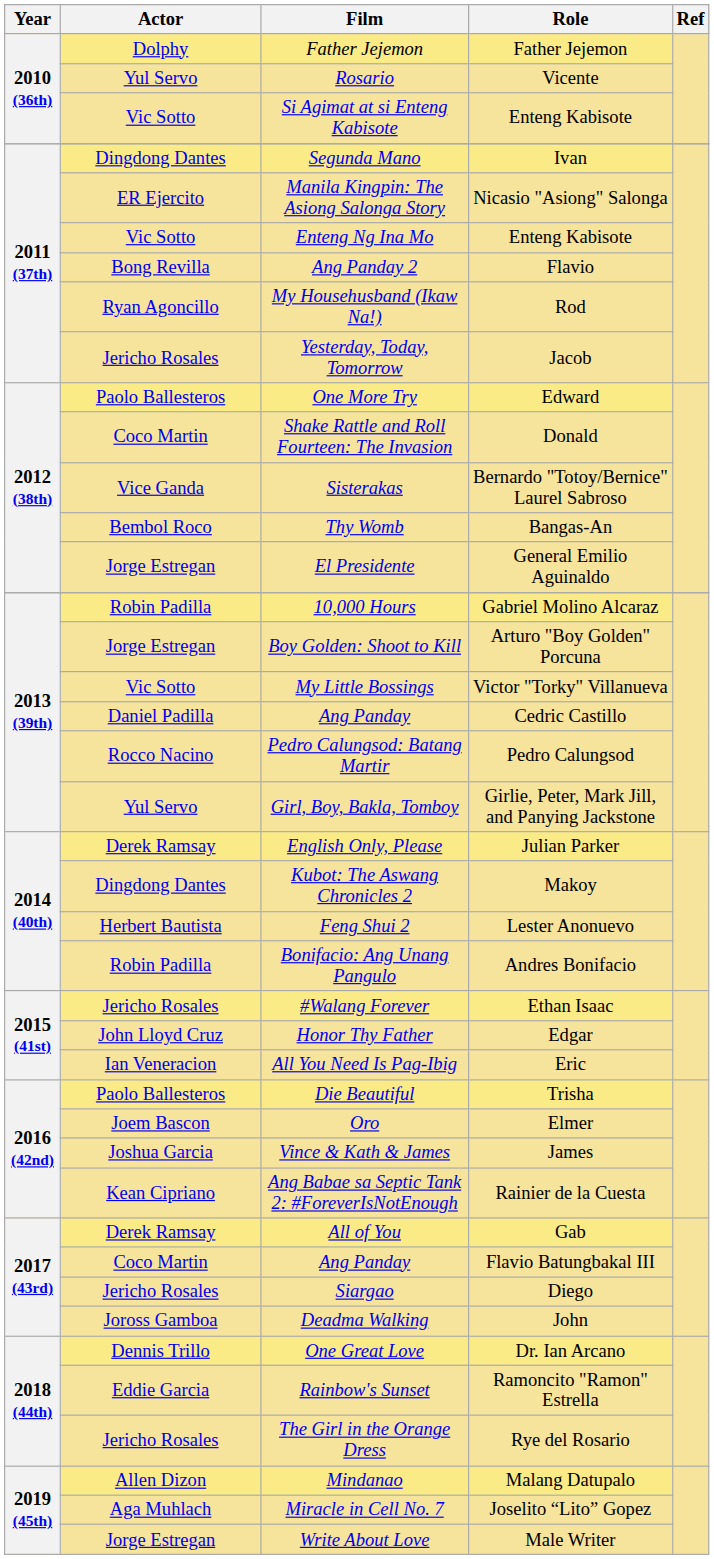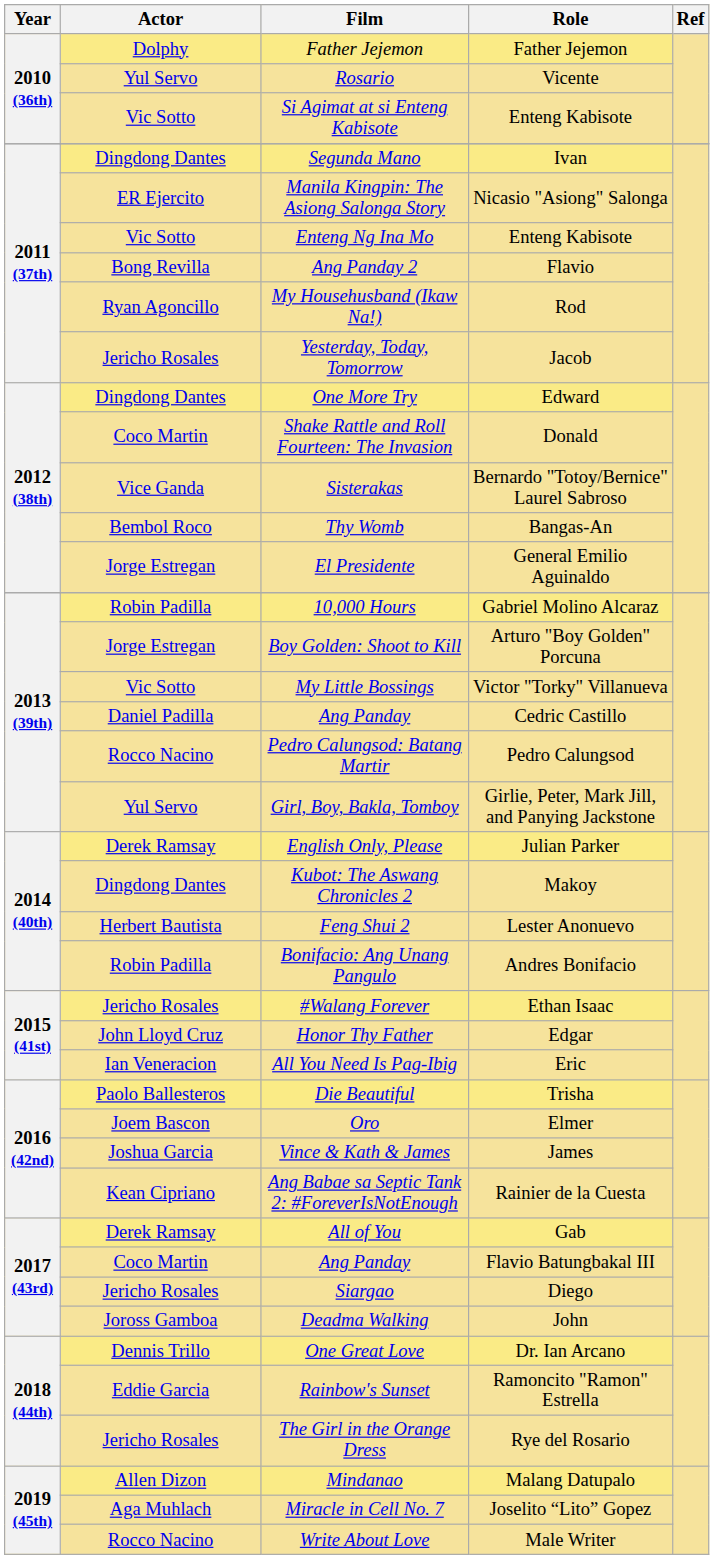(161, 397) Paolo Ballesteros -> (161, 397) Dingdong Dantes
(161, 1539) Jorge Estregan -> (161, 1539) Rocco Nacino
